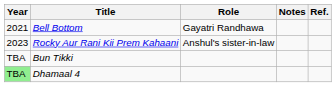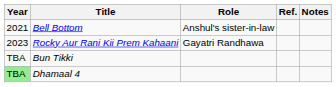columns swapped: (292, 12) <-> (320, 12)
(223, 27) Gayatri Randhawa -> (229, 27) Anshul's sister-in-law
(229, 43) Anshul's sister-in-law -> (223, 43) Gayatri Randhawa
